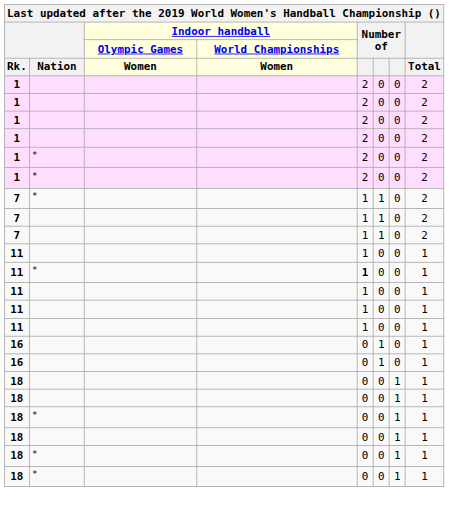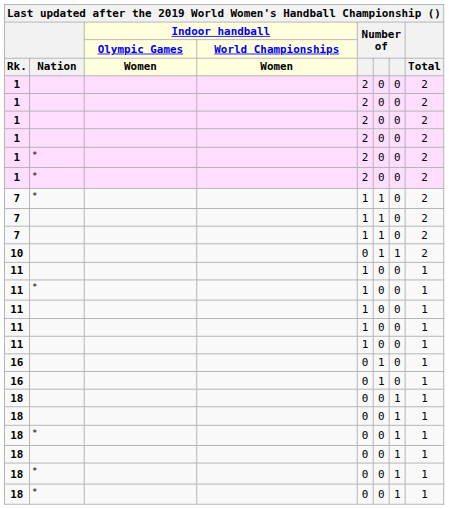+ row: (17, 253)
(365, 272) bold -> (365, 290) normal
